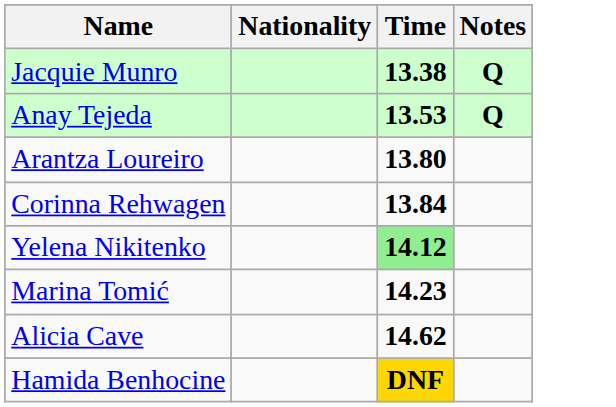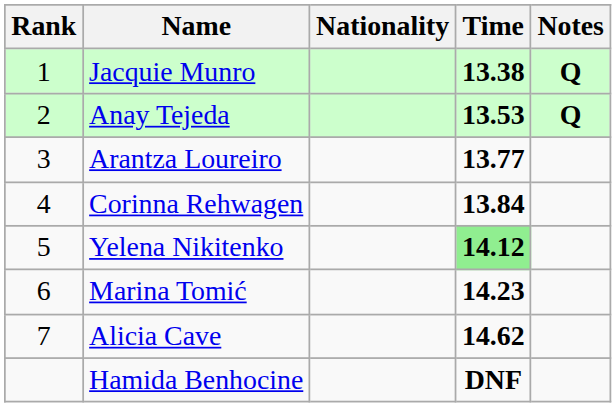+ column: (44, 26)
(415, 159) 13.80 -> (493, 159) 13.77
(415, 379) gold background -> (493, 379) no background
